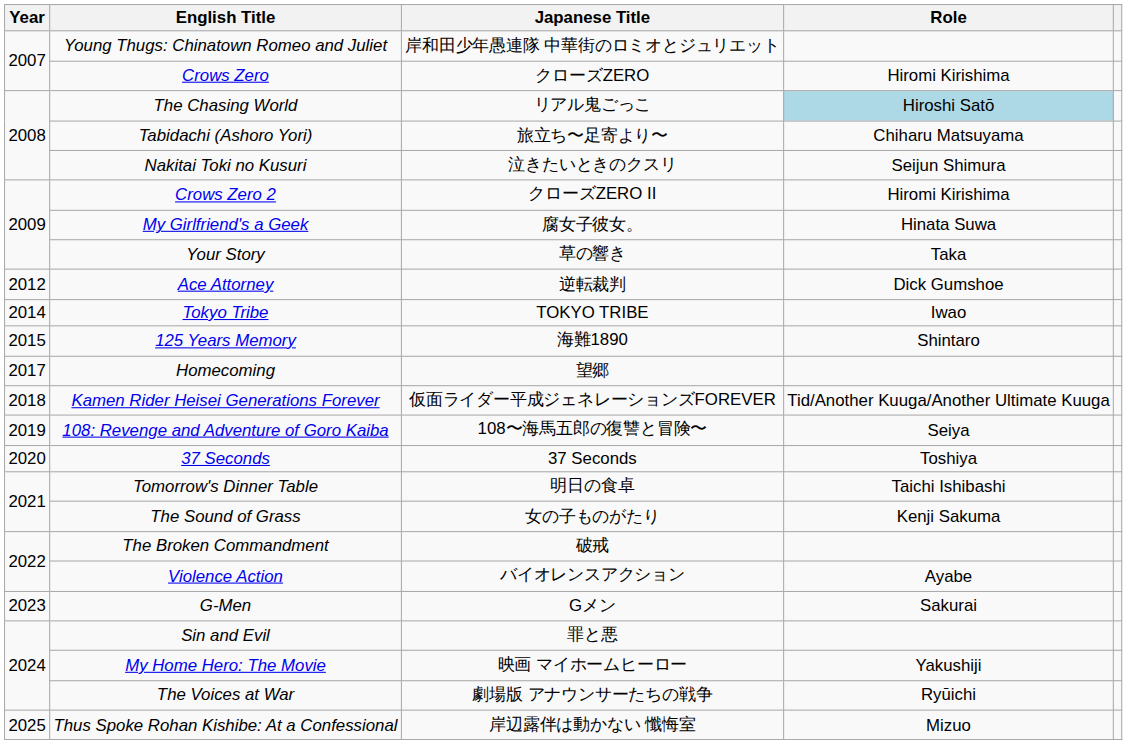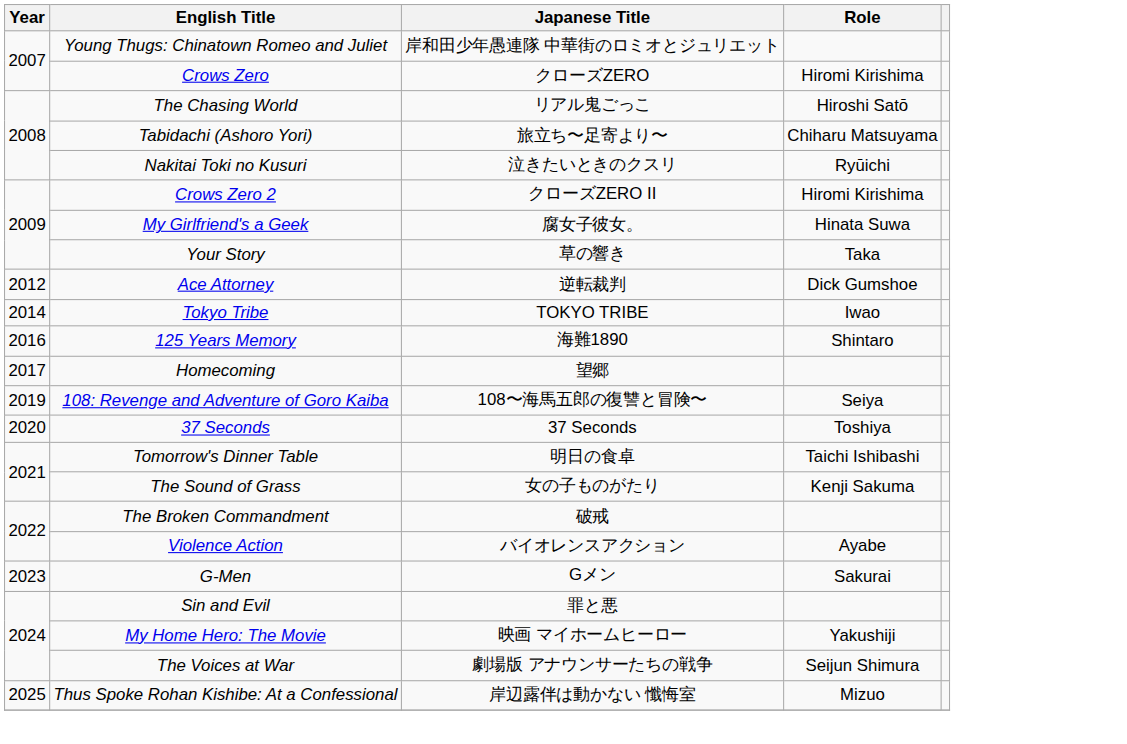(949, 105) lightblue background -> (862, 105) no background
(949, 165) Seijun Shimura -> (862, 165) Ryūichi
(27, 340) 2015 -> (27, 340) 2016
- row: (226, 400)
(949, 695) Ryūichi -> (862, 665) Seijun Shimura
